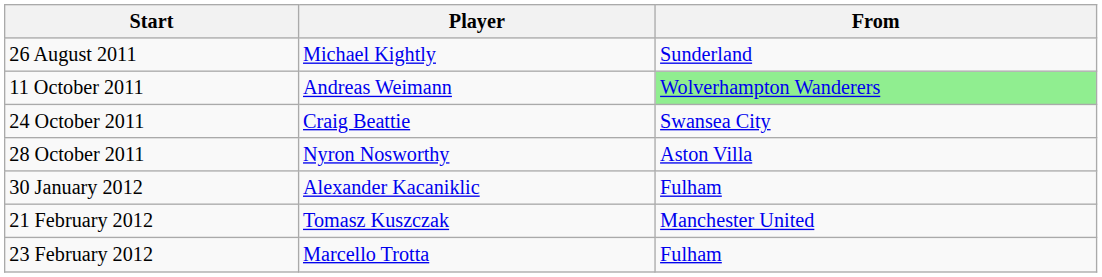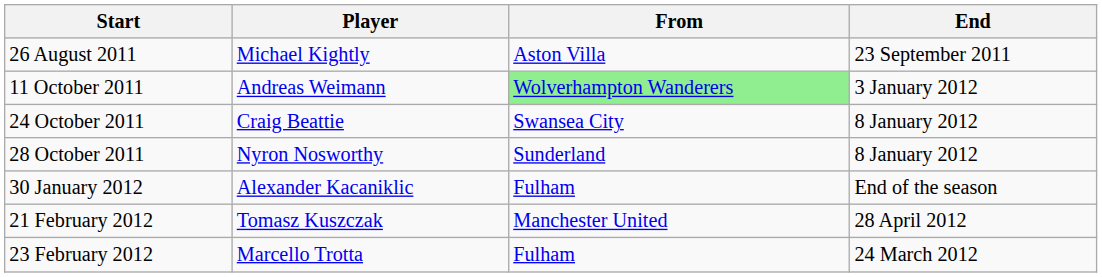+ column: (973, 21)
(706, 54) Sunderland -> (559, 54) Aston Villa
(706, 154) Aston Villa -> (559, 154) Sunderland
